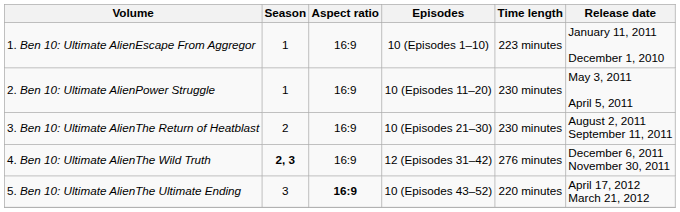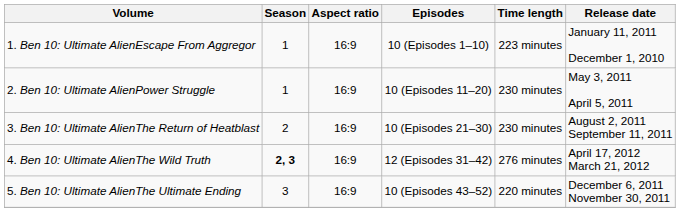(619, 160) December 6, 2011 November 30, 2011 -> (609, 160) April 17, 2012 March 21, 2012
(345, 191) bold -> (345, 191) normal
(609, 191) April 17, 2012 March 21, 2012 -> (619, 191) December 6, 2011 November 30, 2011
